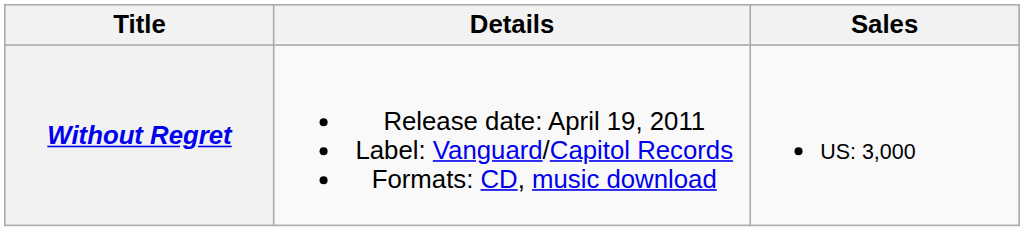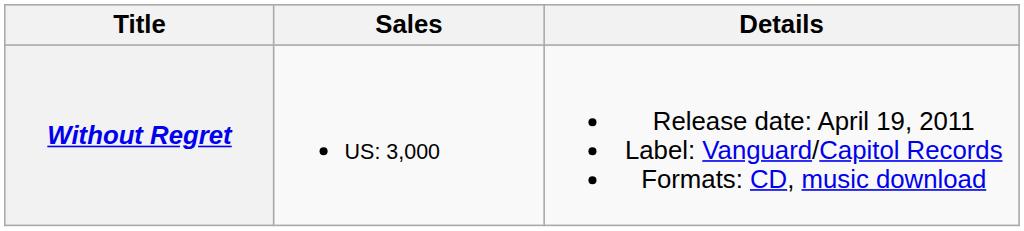columns swapped: (512, 24) <-> (885, 24)
